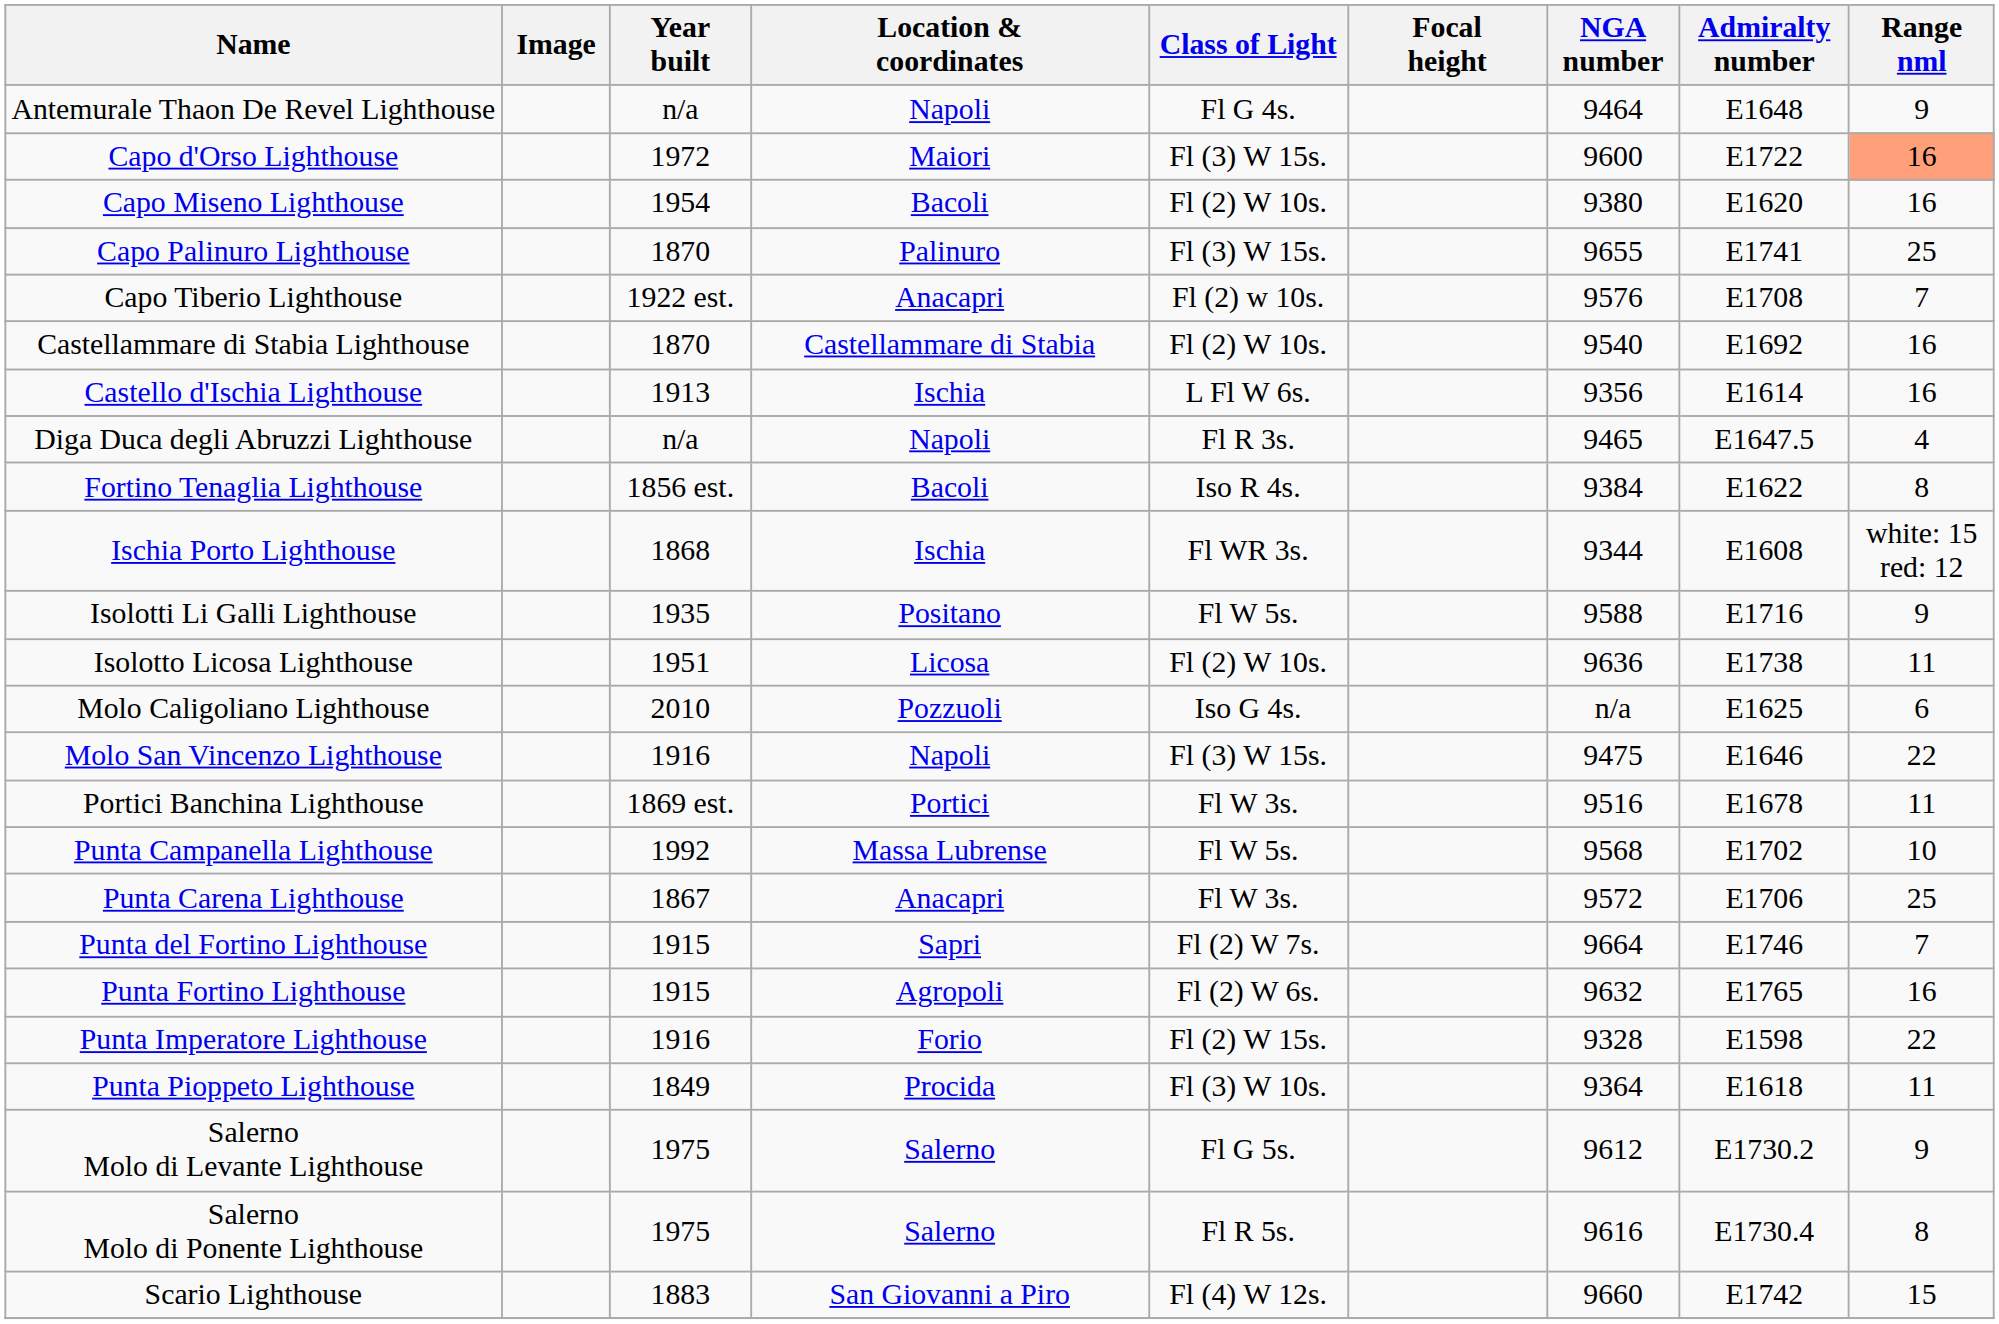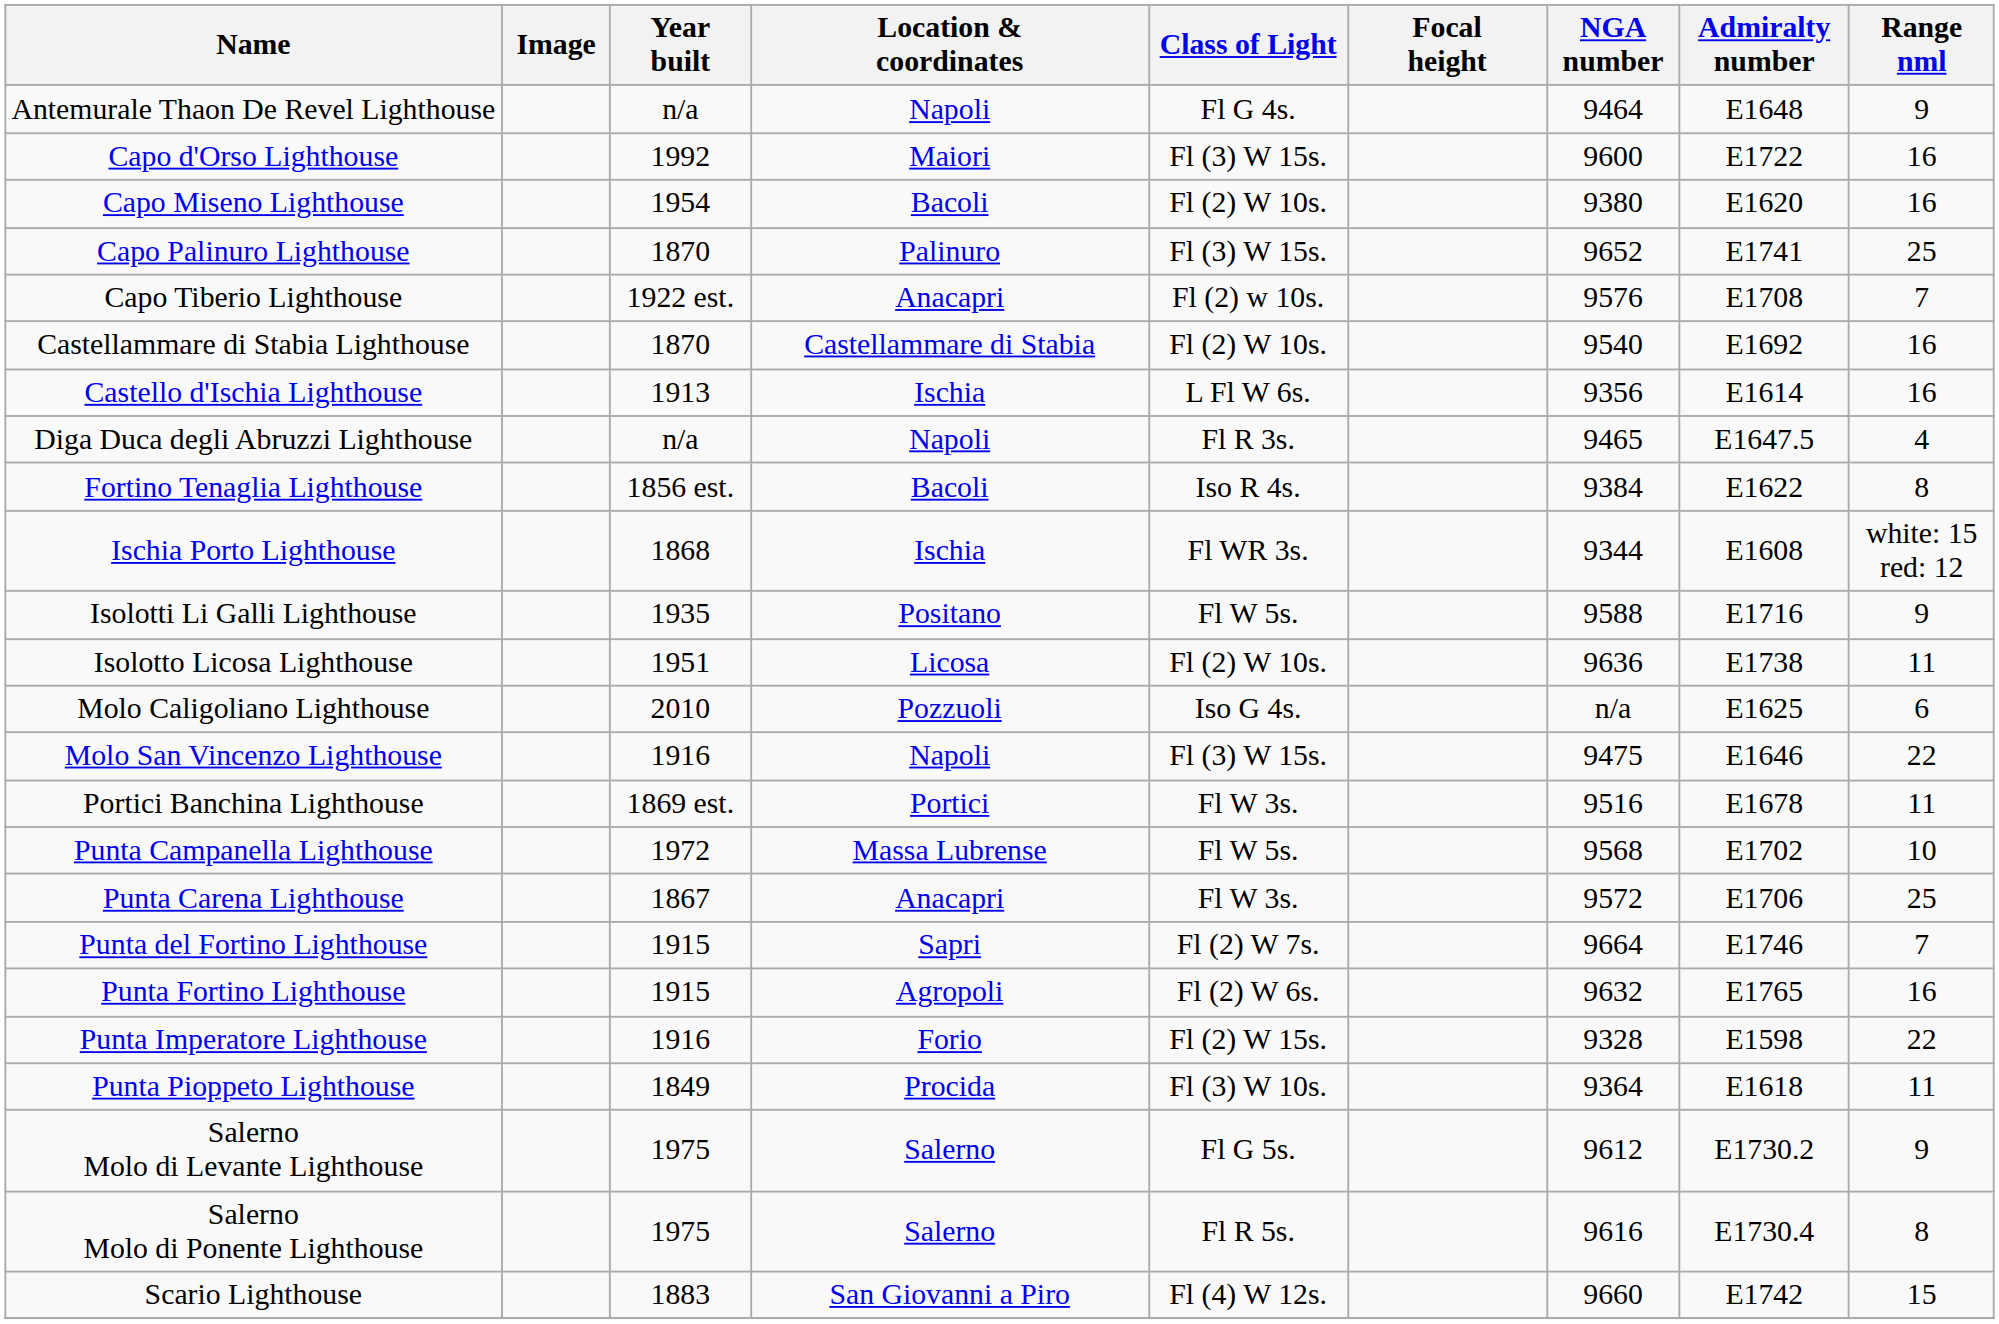(680, 155) 1972 -> (680, 155) 1992
(1922, 155) lightsalmon background -> (1922, 155) no background
(1613, 250) 9655 -> (1613, 250) 9652
(680, 850) 1992 -> (680, 850) 1972
